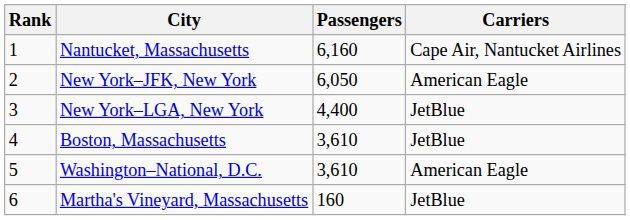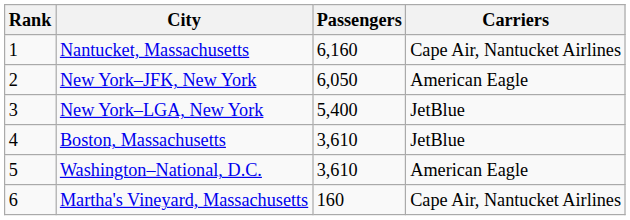(337, 109) 4,400 -> (337, 109) 5,400
(438, 200) JetBlue -> (516, 200) Cape Air, Nantucket Airlines
